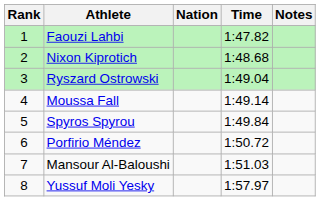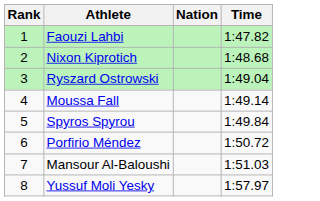- column: (294, 15)
